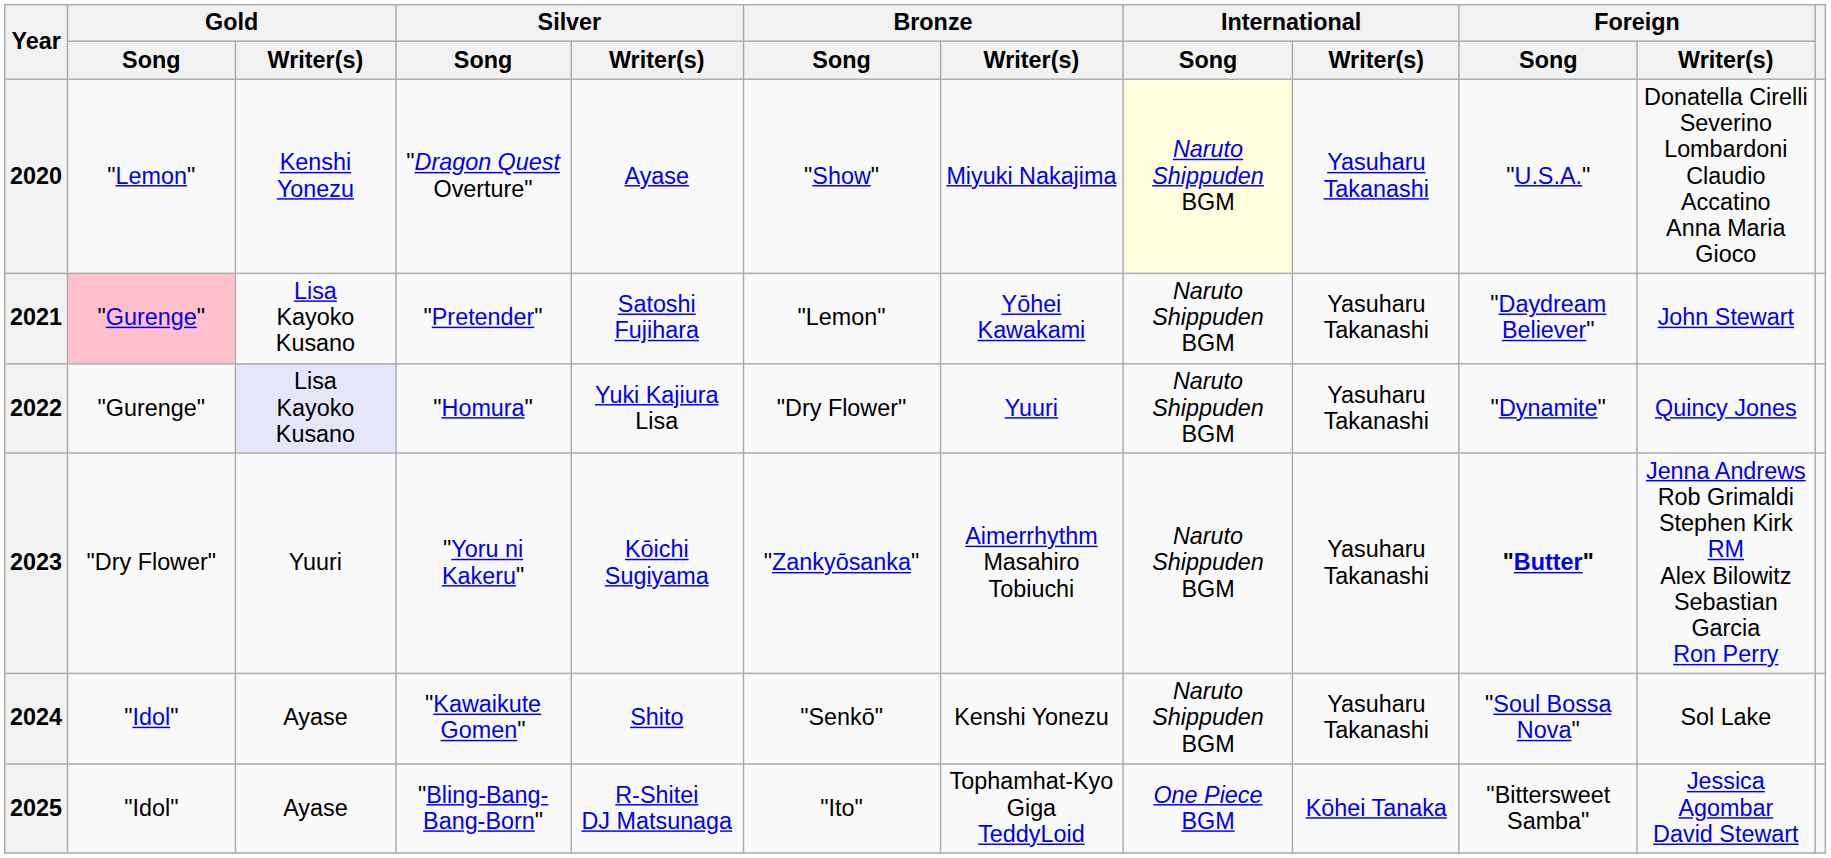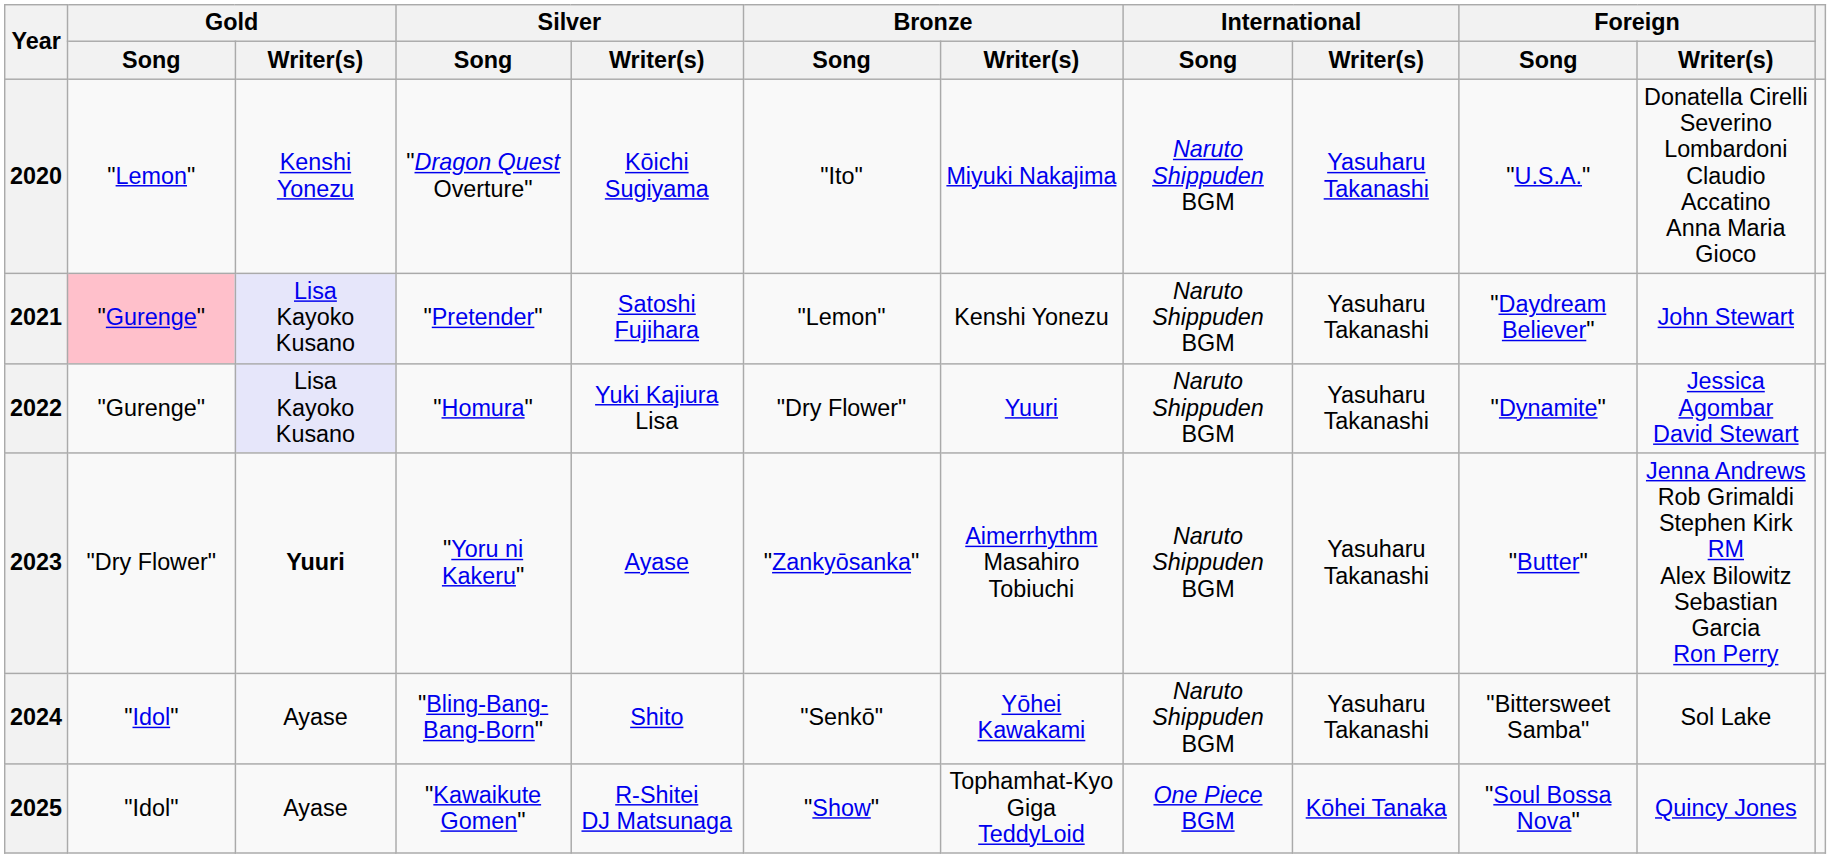(657, 175) Ayase -> (657, 175) Kōichi Sugiyama
(842, 175) "Show" -> (842, 175) "Ito"
(1208, 175) lightyellow background -> (1208, 175) no background
(315, 318) no background -> (315, 318) lavender background
(1031, 318) Yōhei Kawakami -> (1031, 318) Kenshi Yonezu
(1726, 407) Quincy Jones -> (1726, 407) Jessica Agombar David Stewart
(315, 563) normal -> (315, 563) bold
(657, 563) Kōichi Sugiyama -> (657, 563) Ayase
(1548, 563) bold -> (1548, 563) normal
(483, 718) "Kawaikute Gomen" -> (483, 718) "Bling-Bang-Bang-Born"
(1031, 718) Kenshi Yonezu -> (1031, 718) Yōhei Kawakami
(1548, 718) "Soul Bossa Nova" -> (1548, 718) "Bittersweet Samba"
(483, 807) "Bling-Bang-Bang-Born" -> (483, 807) "Kawaikute Gomen"
(842, 807) "Ito" -> (842, 807) "Show"
(1548, 807) "Bittersweet Samba" -> (1548, 807) "Soul Bossa Nova"
(1726, 807) Jessica Agombar David Stewart -> (1726, 807) Quincy Jones
